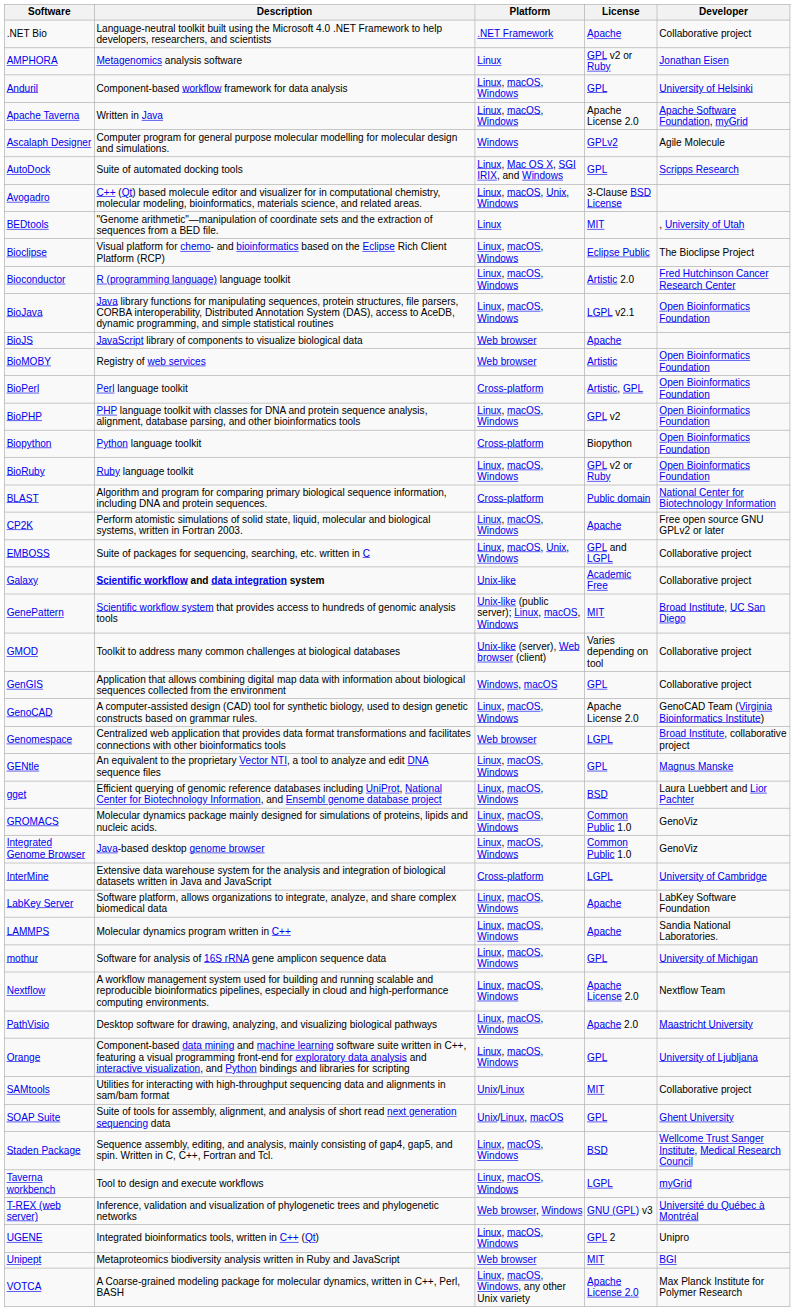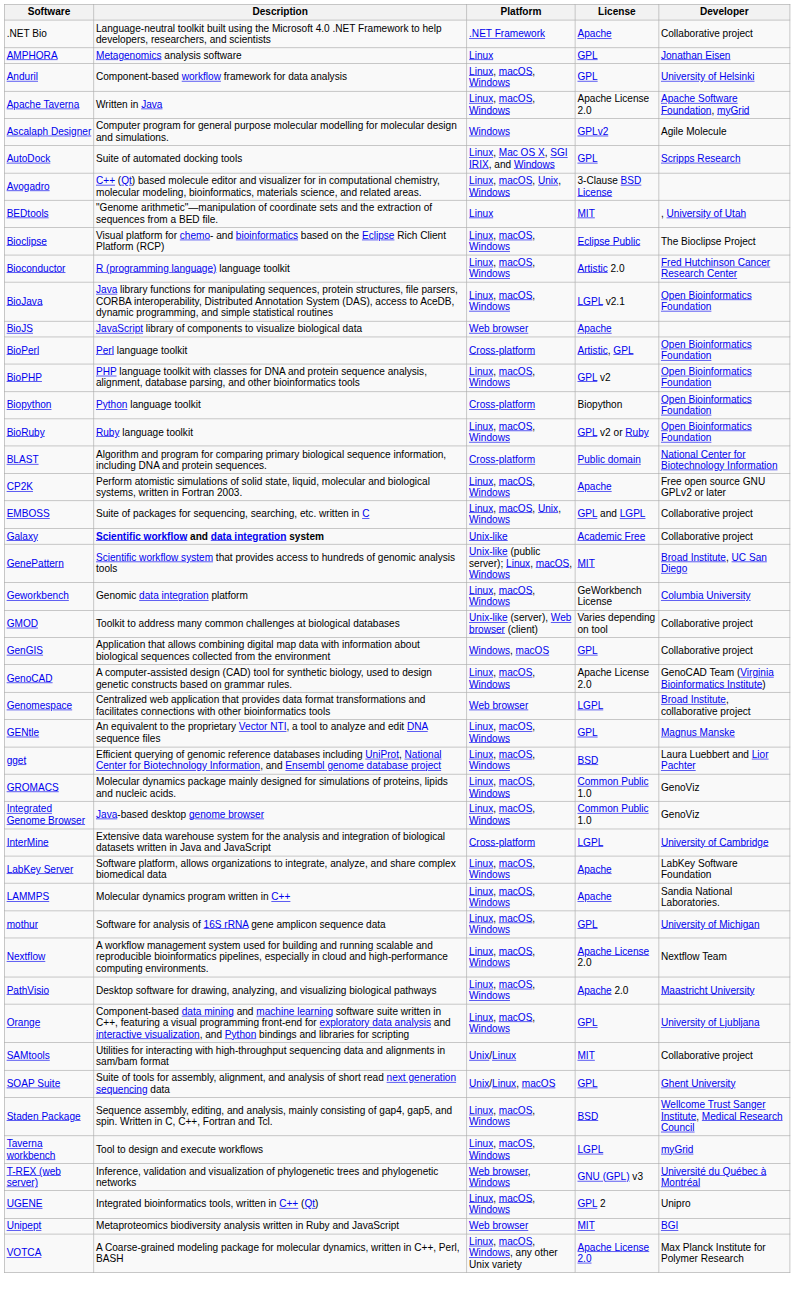(610, 61) GPL v2 or Ruby -> (588, 55) GPL
- row: (29, 362)
+ row: (38, 596)
